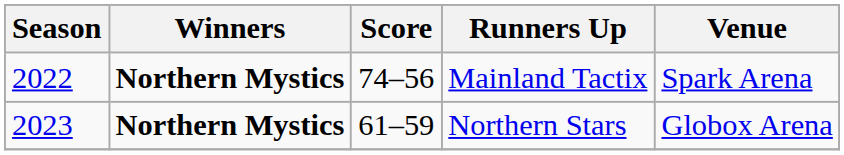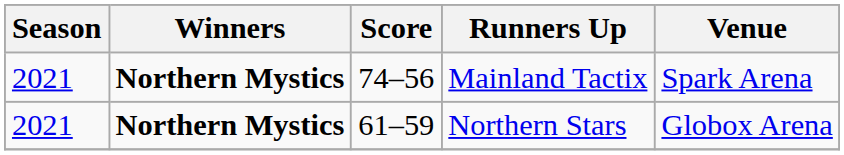(42, 76) 2022 -> (42, 76) 2021
(42, 125) 2023 -> (42, 125) 2021
